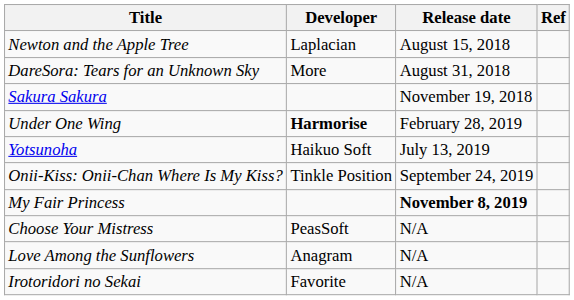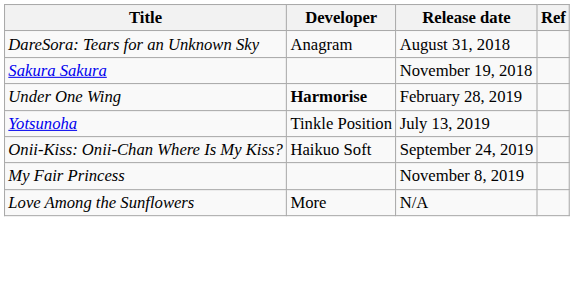- row: (98, 44)
(308, 70) More -> (321, 44) Anagram
(331, 149) Haikuo Soft -> (341, 123) Tinkle Position
(341, 176) Tinkle Position -> (331, 149) Haikuo Soft
(464, 202) bold -> (462, 176) normal
- row: (81, 228)
(321, 255) Anagram -> (308, 202) More
- row: (75, 281)
